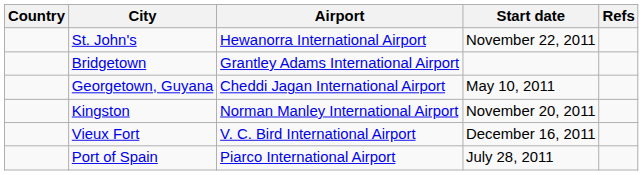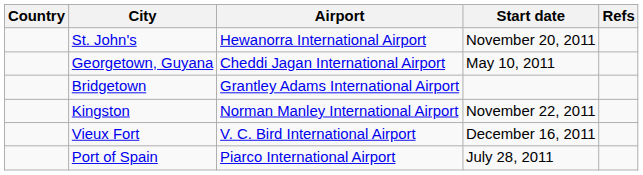(531, 39) November 22, 2011 -> (531, 39) November 20, 2011
rows swapped: (109, 63) <-> (143, 87)
(531, 110) November 20, 2011 -> (531, 110) November 22, 2011
